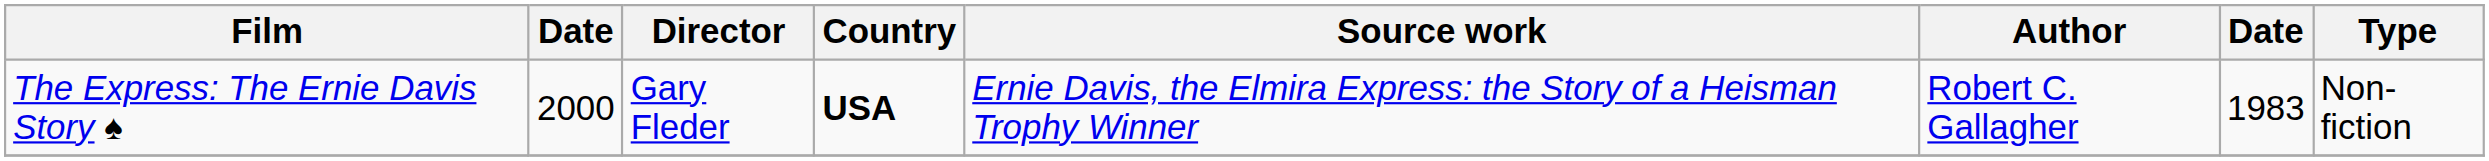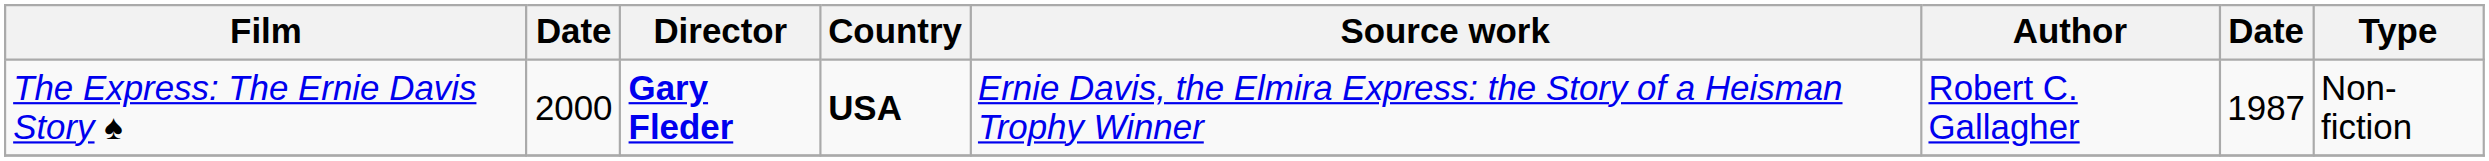(680, 107) normal -> (681, 107) bold
(2266, 107) 1983 -> (2266, 107) 1987
